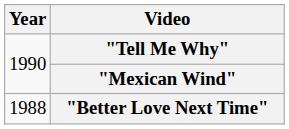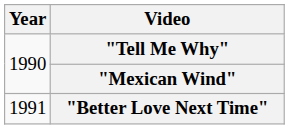(28, 108) 1988 -> (28, 108) 1991
